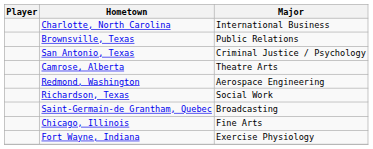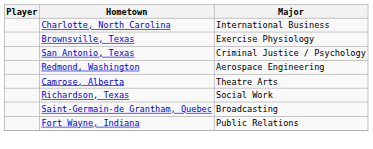(257, 39) Public Relations -> (265, 39) Exercise Physiology
rows swapped: (83, 67) <-> (91, 81)
- row: (85, 123)
(265, 137) Exercise Physiology -> (257, 123) Public Relations
